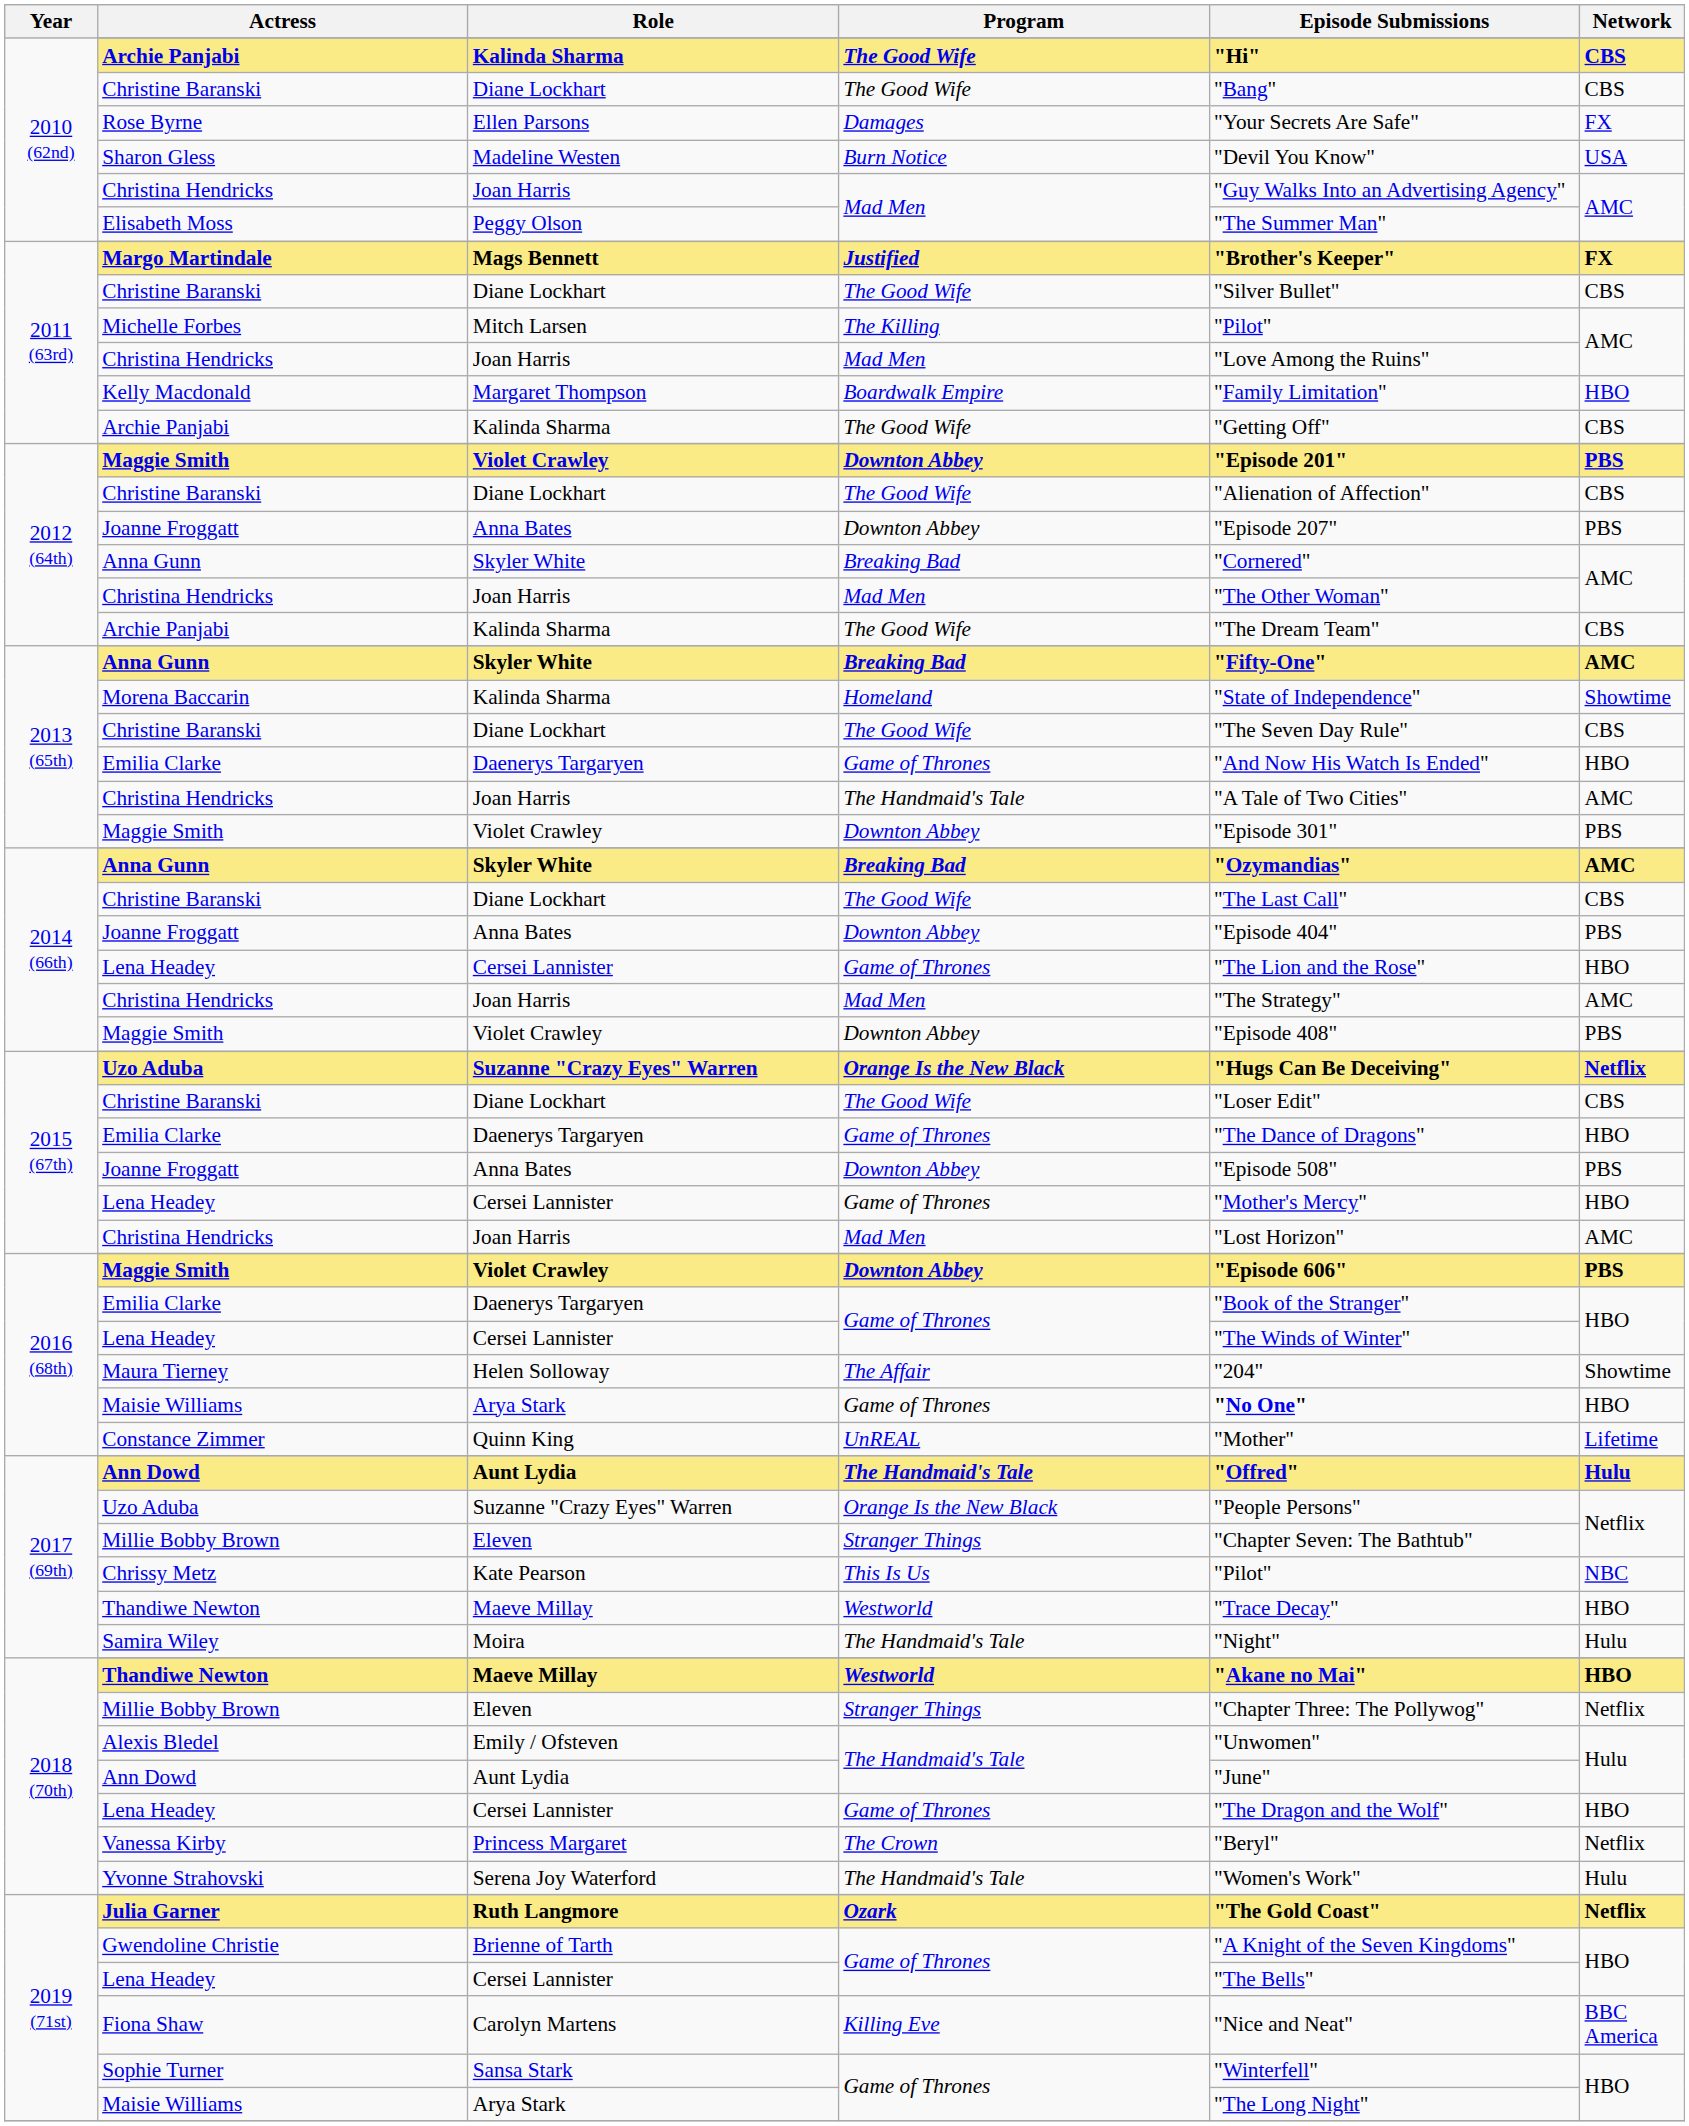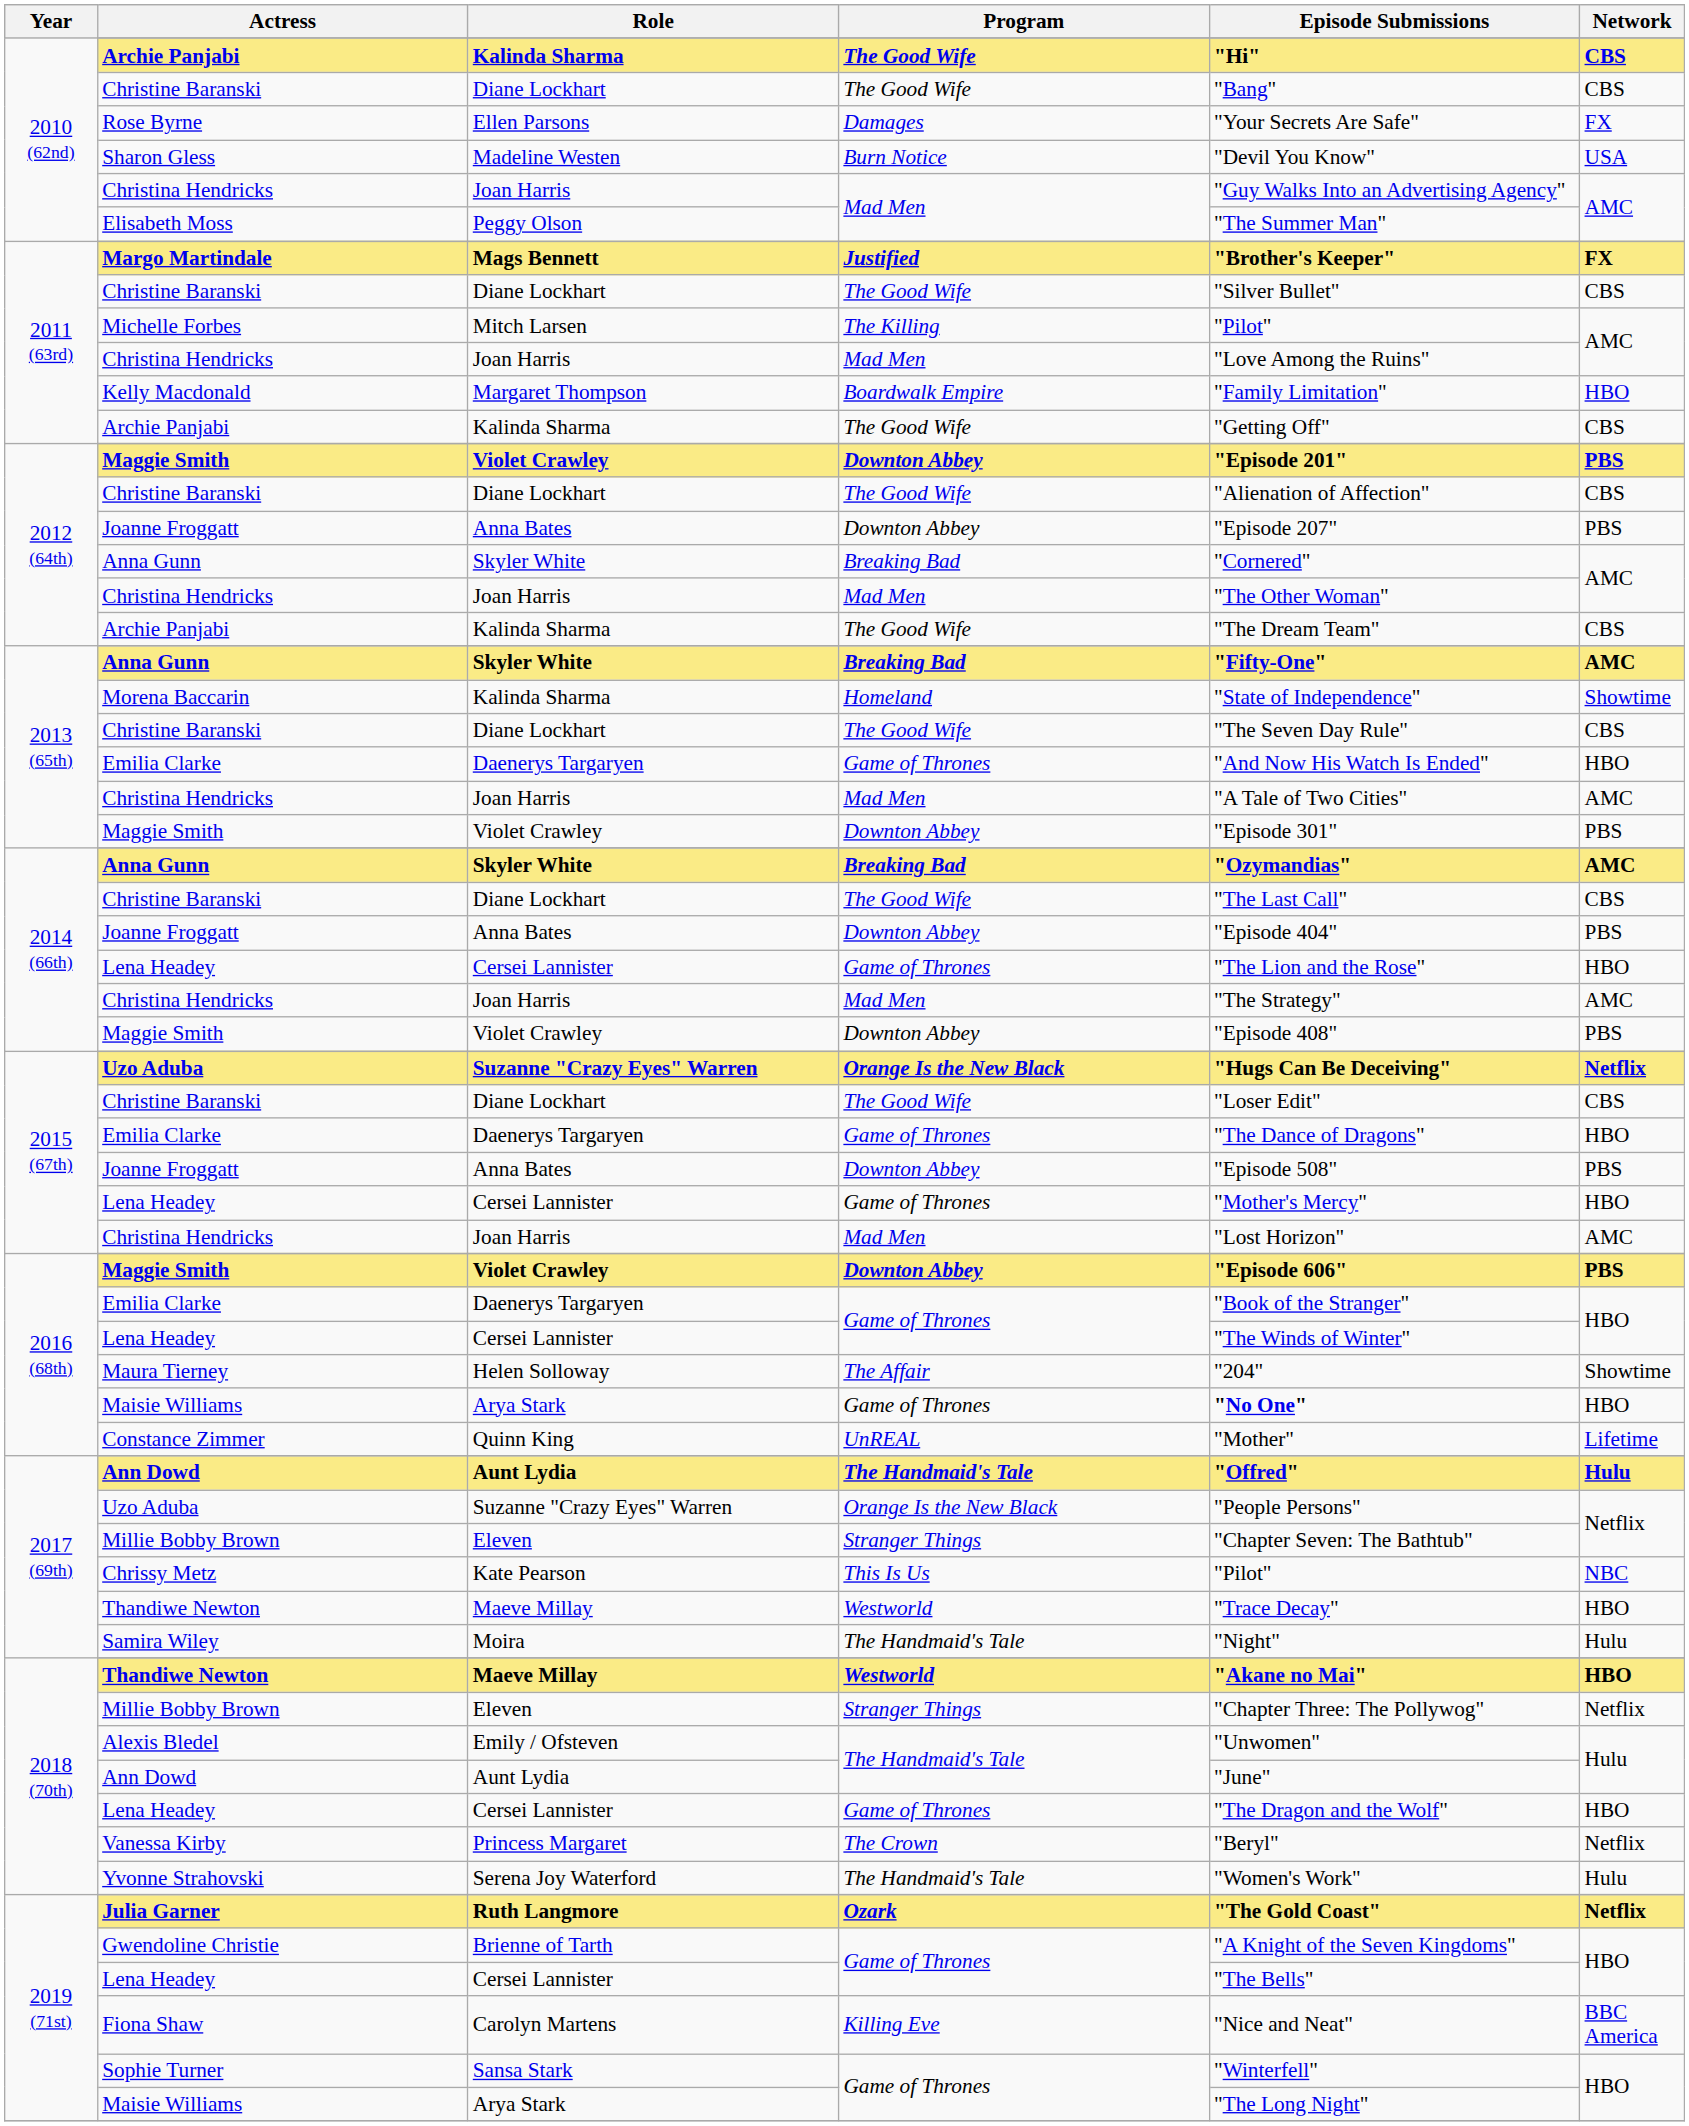(934, 797) The Handmaid's Tale -> (884, 797) Mad Men
